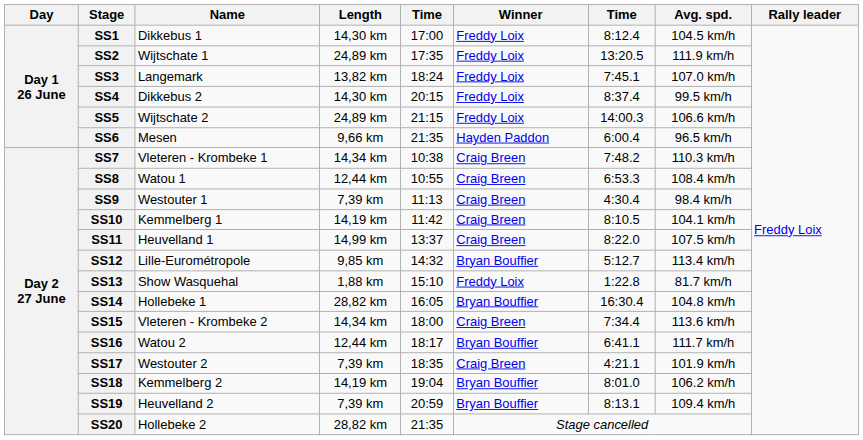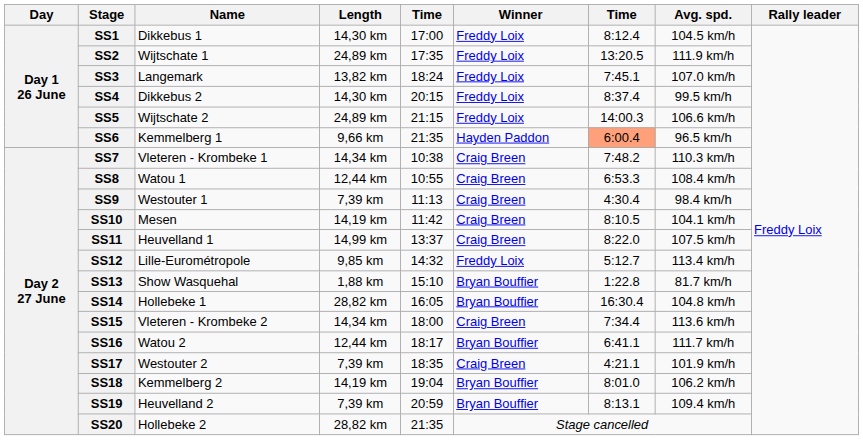(157, 138) Mesen -> (180, 138) Kemmelberg 1
(622, 138) no background -> (622, 138) lightsalmon background
(180, 220) Kemmelberg 1 -> (157, 220) Mesen
(497, 261) Bryan Bouffier -> (490, 261) Freddy Loix
(490, 281) Freddy Loix -> (497, 281) Bryan Bouffier
